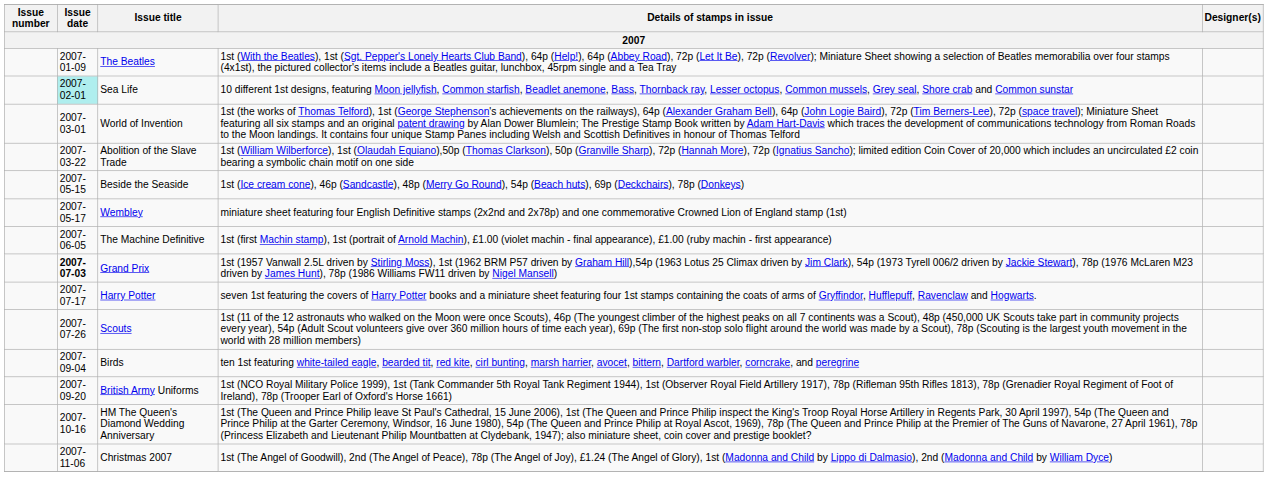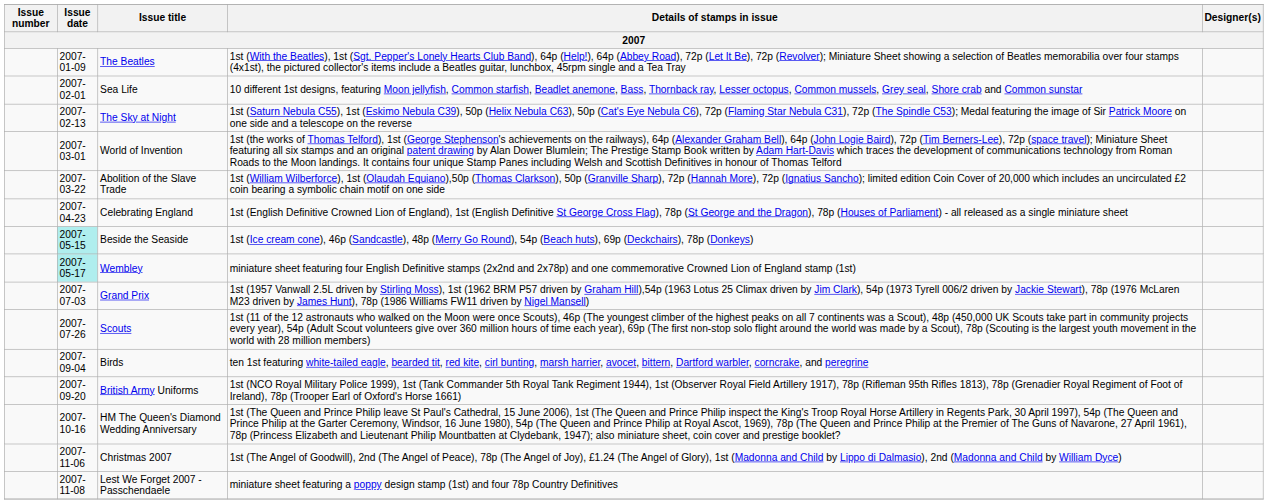(73, 90) paleturquoise background -> (73, 90) no background
+ row: (138, 117)
+ row: (146, 212)
(73, 184) no background -> (73, 240) paleturquoise background
(73, 212) no background -> (73, 268) paleturquoise background
- row: (152, 240)
(73, 268) bold -> (73, 295) normal
- row: (128, 295)
+ row: (151, 485)
